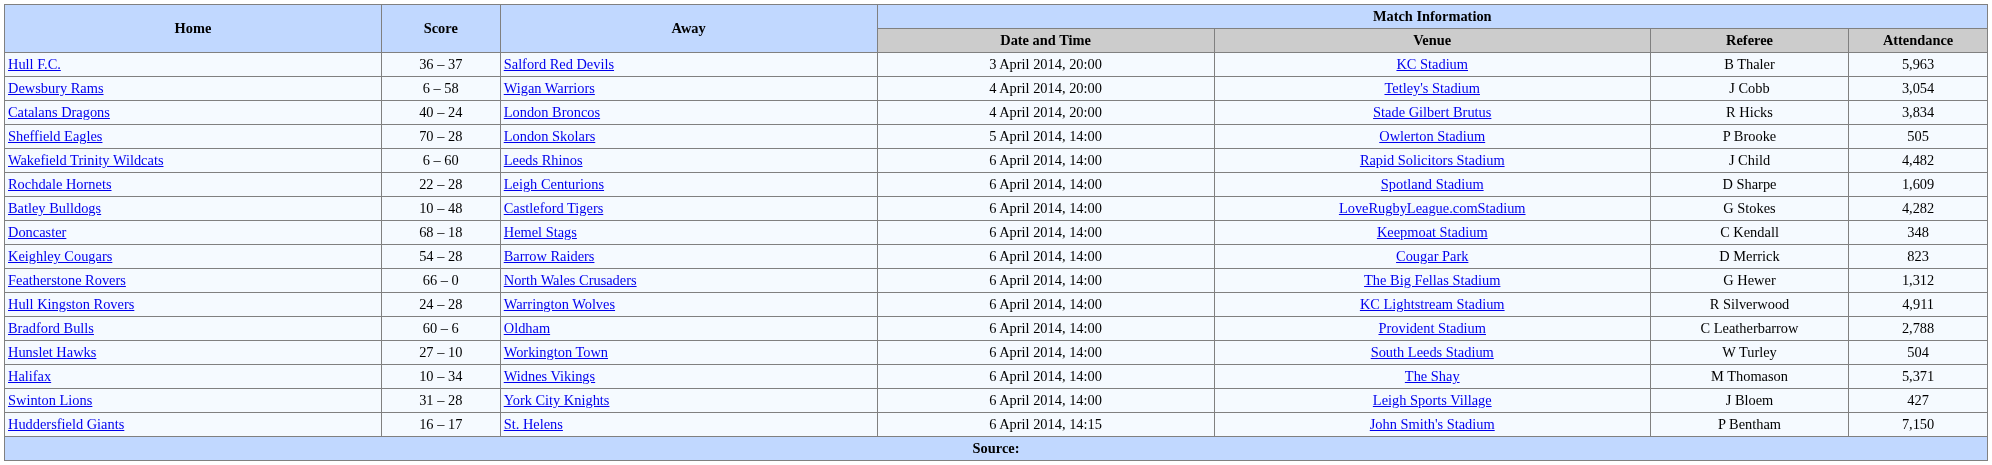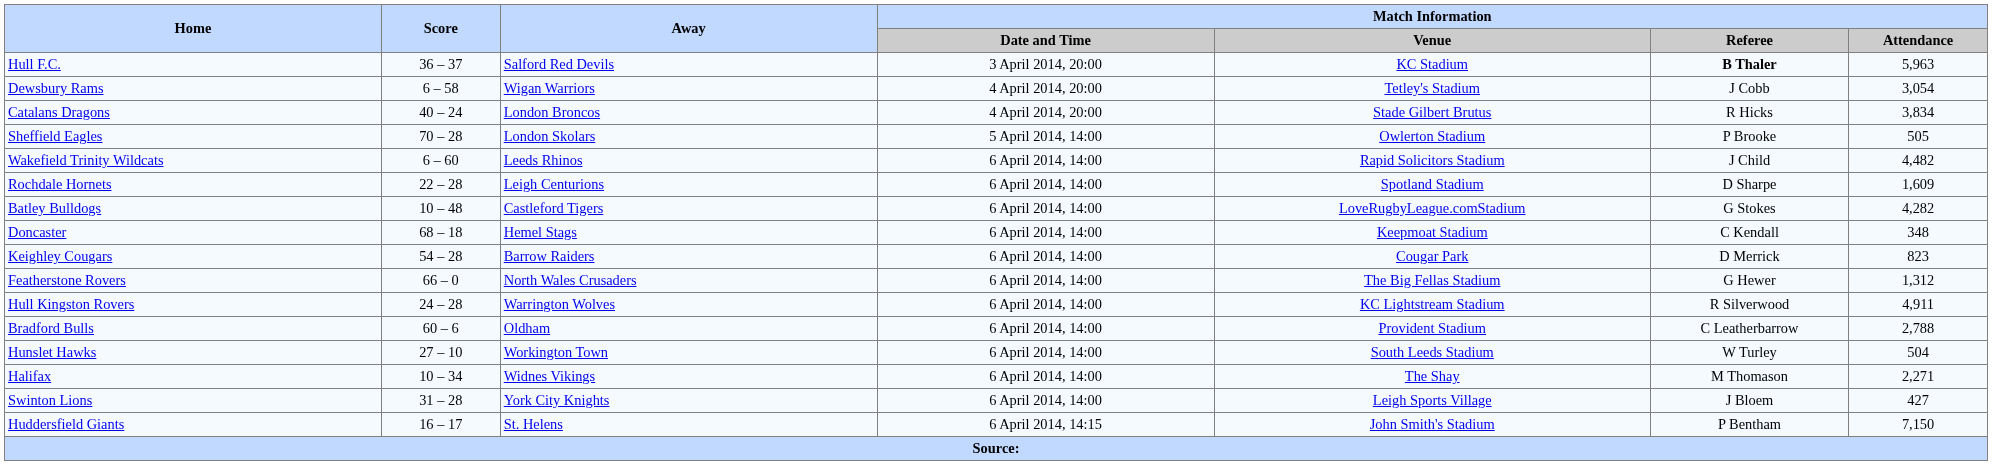(1750, 64) normal -> (1750, 64) bold
(1918, 376) 5,371 -> (1918, 376) 2,271
